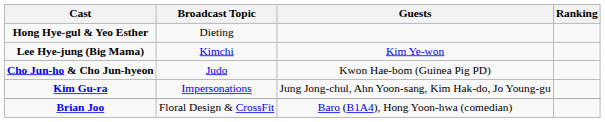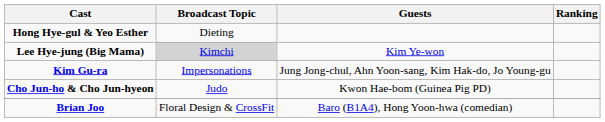(217, 51) no background -> (217, 51) lightgrey background
rows swapped: (80, 89) <-> (80, 70)
